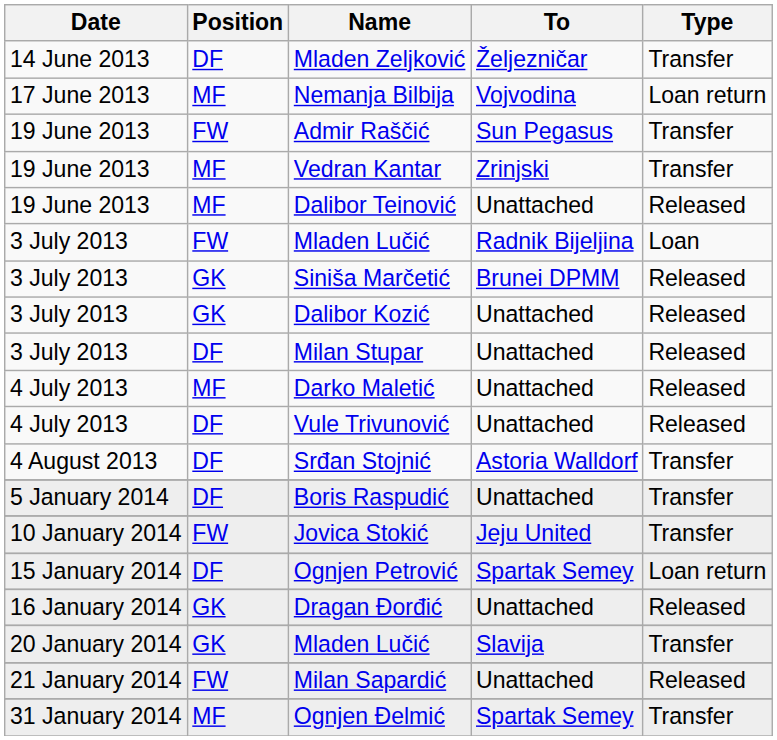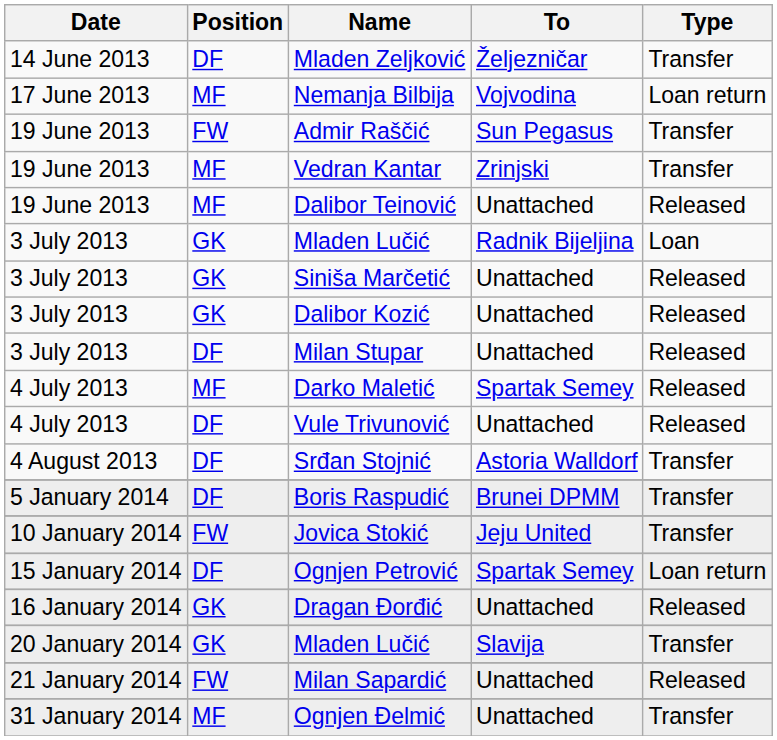(210, 242) FW -> (209, 242) GK
(548, 278) Brunei DPMM -> (535, 278) Unattached
(535, 388) Unattached -> (555, 388) Spartak Semey
(535, 497) Unattached -> (548, 497) Brunei DPMM
(555, 717) Spartak Semey -> (535, 717) Unattached
